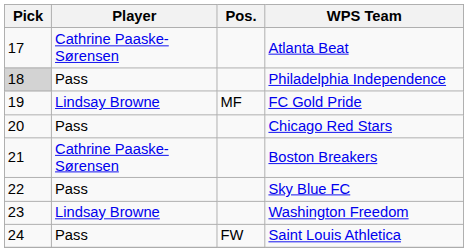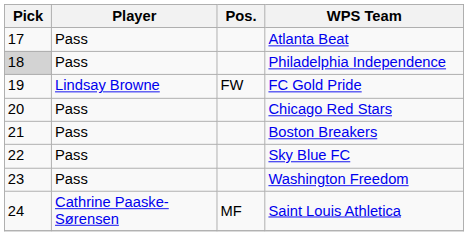(112, 47) Cathrine Paaske-Sørensen -> (71, 39) Pass
(231, 102) MF -> (232, 86) FW
(112, 157) Cathrine Paaske-Sørensen -> (71, 132) Pass
(107, 212) Lindsay Browne -> (71, 179) Pass
(71, 236) Pass -> (112, 211) Cathrine Paaske-Sørensen
(232, 236) FW -> (231, 211) MF
